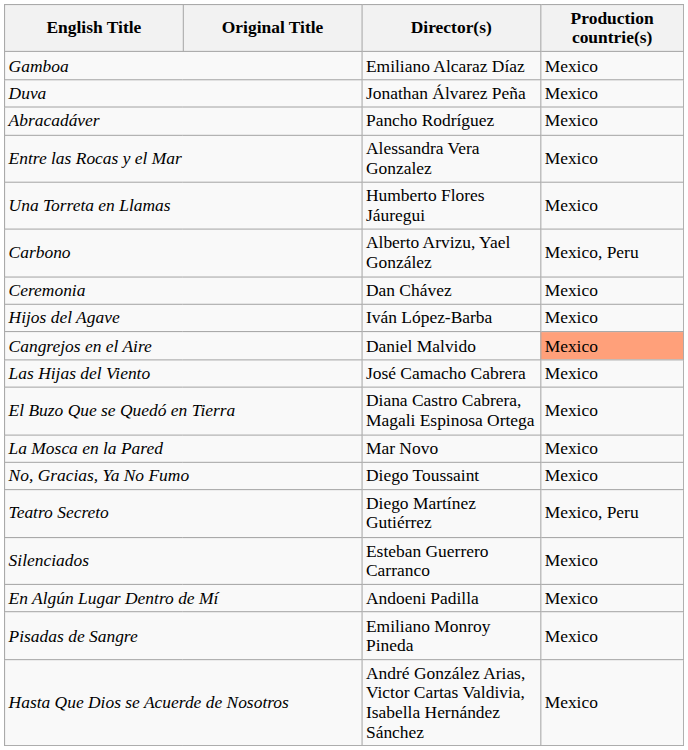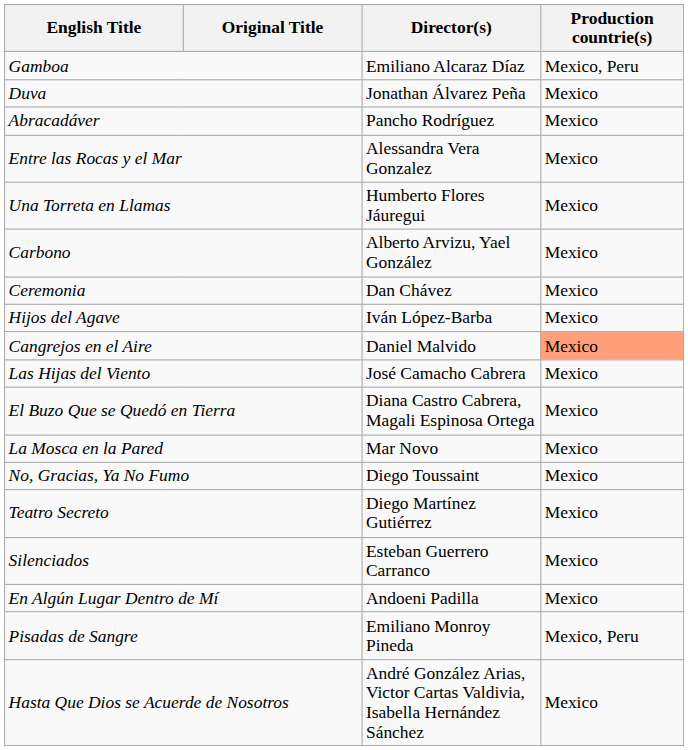(571, 65) Mexico -> (592, 65) Mexico, Peru
(592, 252) Mexico, Peru -> (571, 252) Mexico
(592, 513) Mexico, Peru -> (571, 513) Mexico
(571, 635) Mexico -> (592, 635) Mexico, Peru
